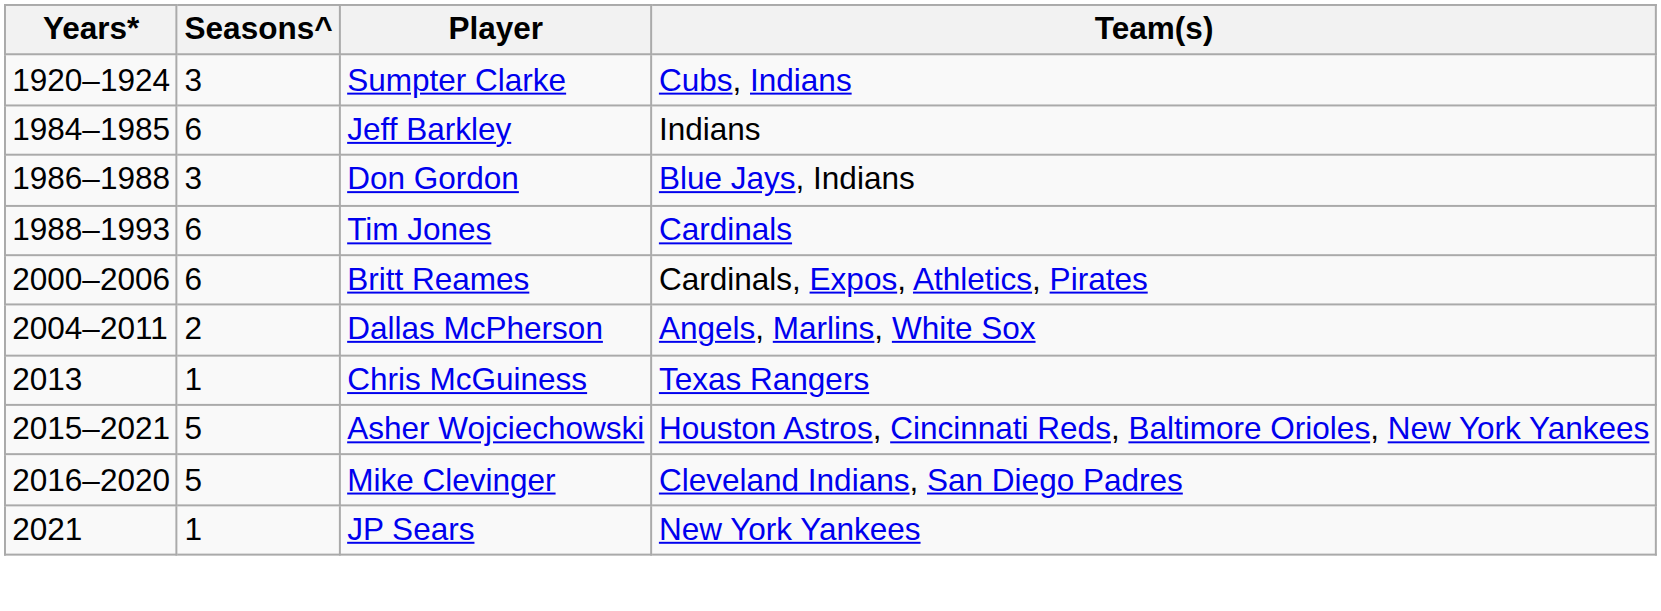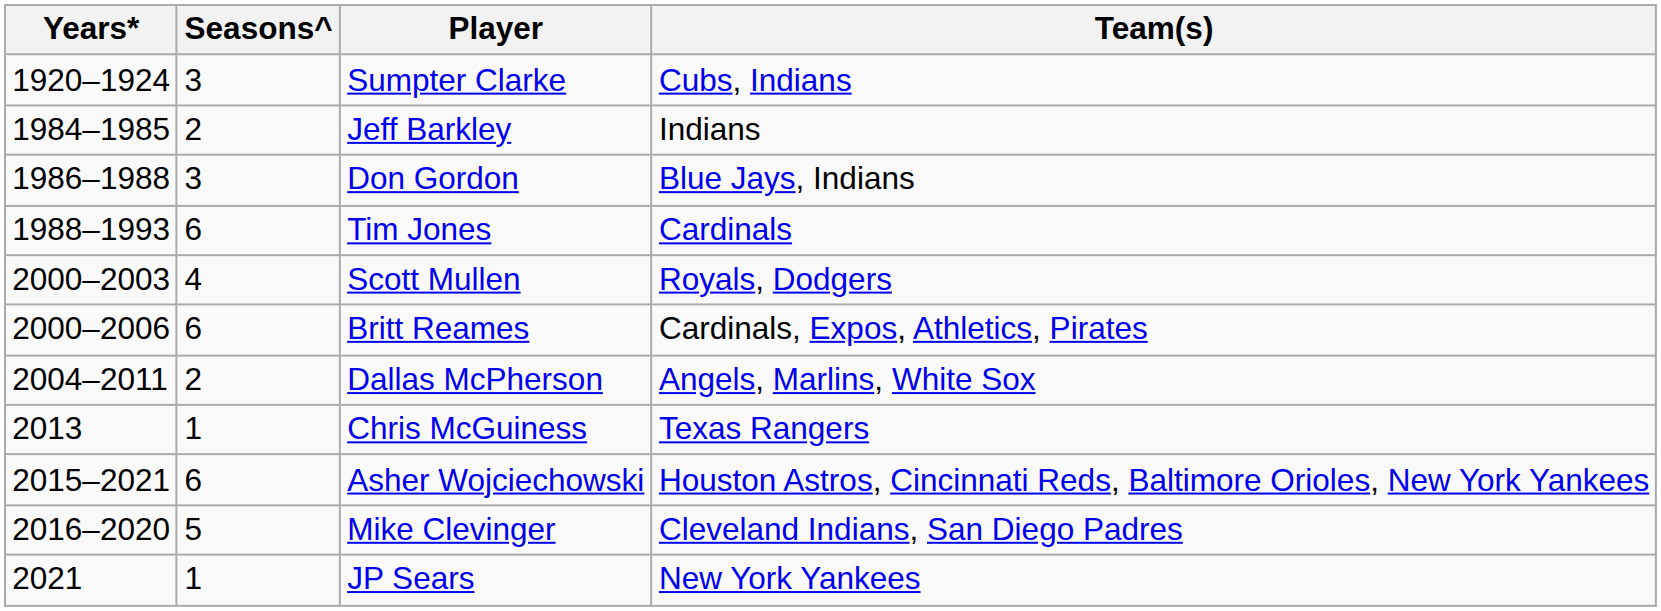(193, 129) 6 -> (193, 129) 2
+ row: (434, 279)
(193, 429) 5 -> (193, 479) 6
